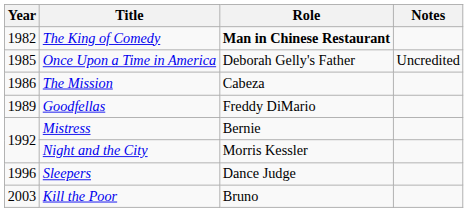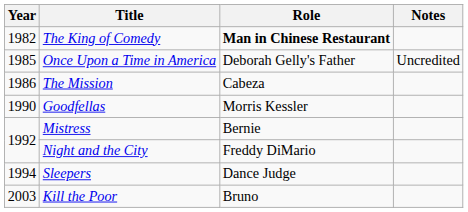(22, 106) 1989 -> (22, 106) 1990
(269, 106) Freddy DiMario -> (265, 106) Morris Kessler
(265, 151) Morris Kessler -> (269, 151) Freddy DiMario
(22, 173) 1996 -> (22, 173) 1994
